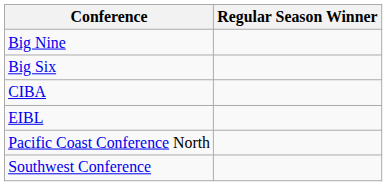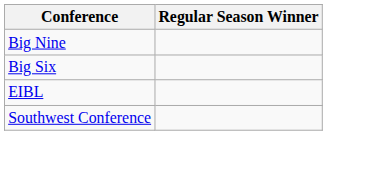- row: (27, 92)
- row: (109, 142)
